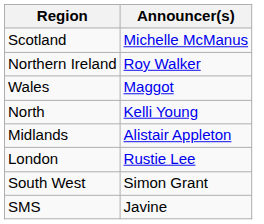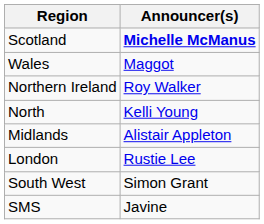(186, 40) normal -> (190, 40) bold
rows swapped: (29, 87) <-> (62, 64)
